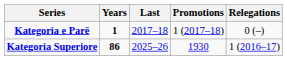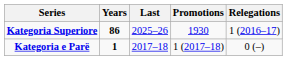rows swapped: (52, 47) <-> (52, 30)
